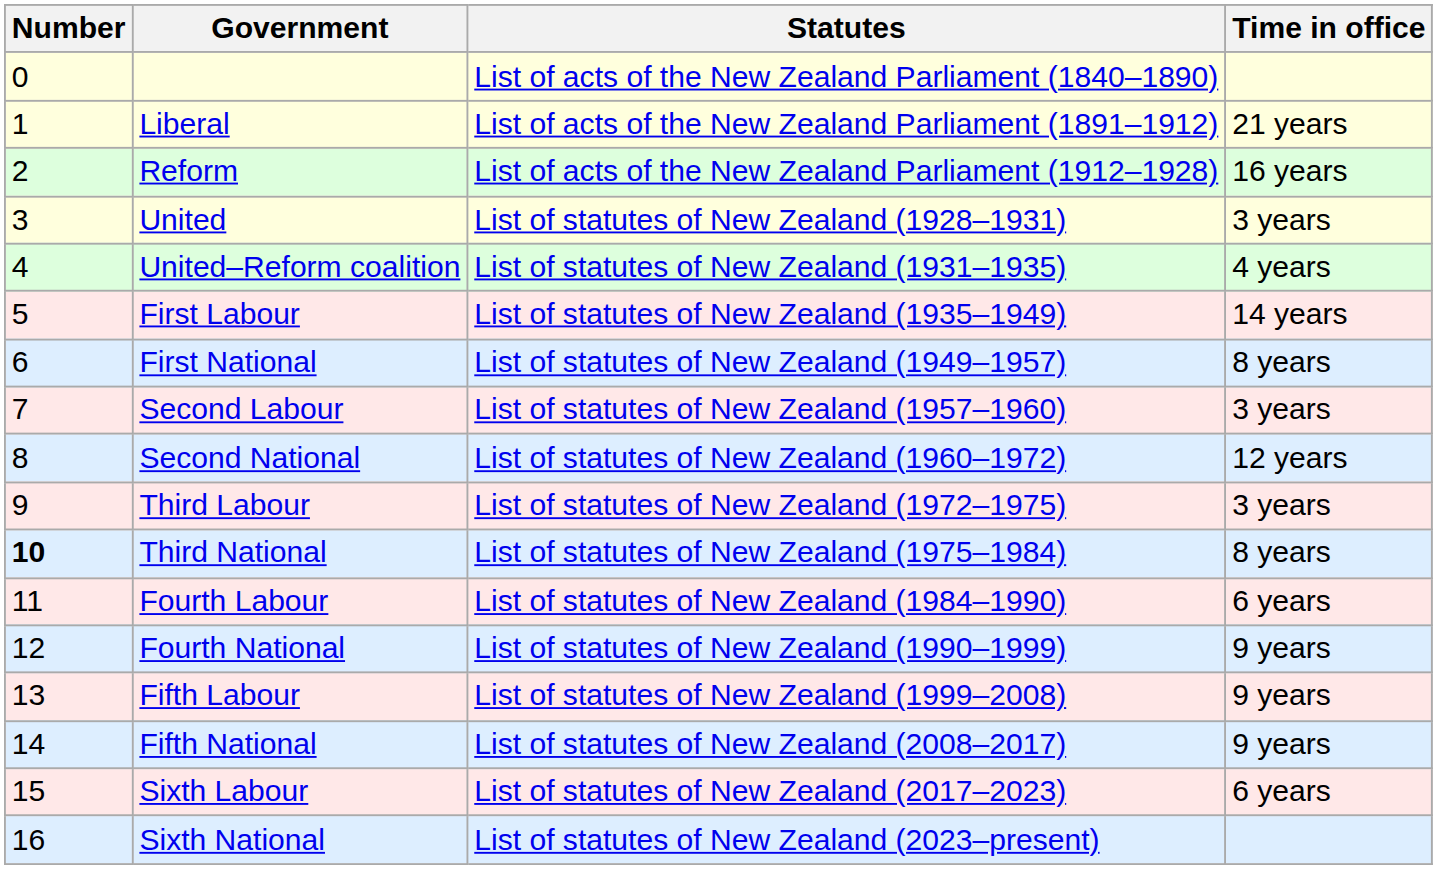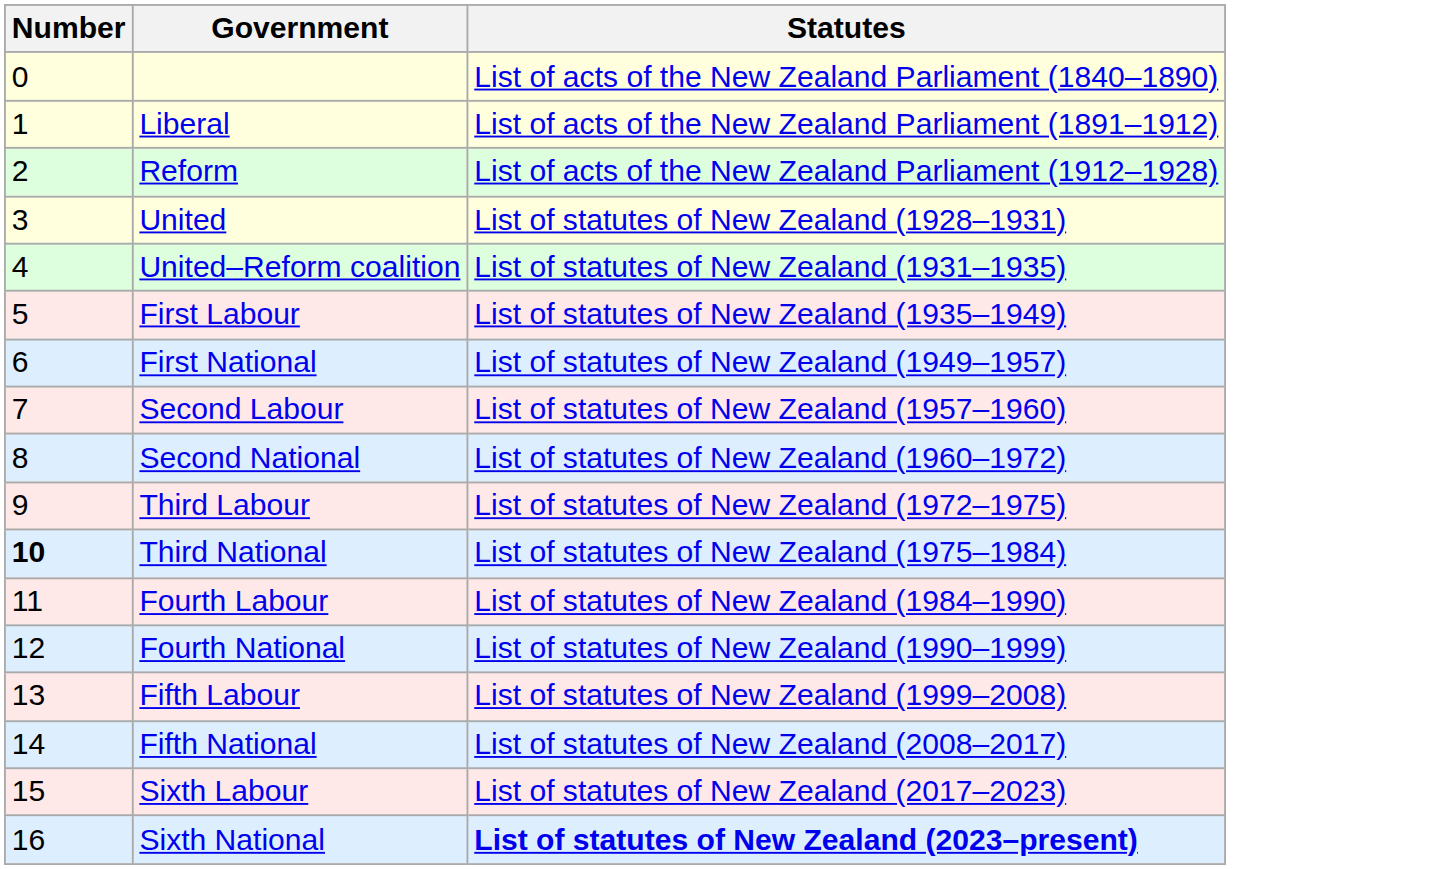- column: (1329, 28)
(787, 839) normal -> (806, 839) bold
